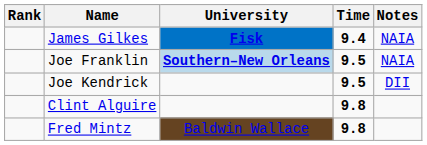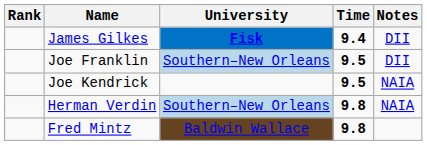(397, 39) NAIA -> (397, 39) DII
(246, 61) bold -> (246, 61) normal
(397, 61) NAIA -> (397, 61) DII
(397, 84) DII -> (397, 84) NAIA
+ row: (102, 107)
- row: (102, 107)
